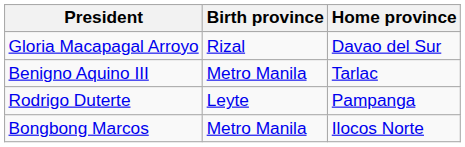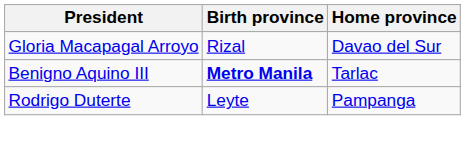(257, 73) normal -> (259, 73) bold
- row: (79, 127)
